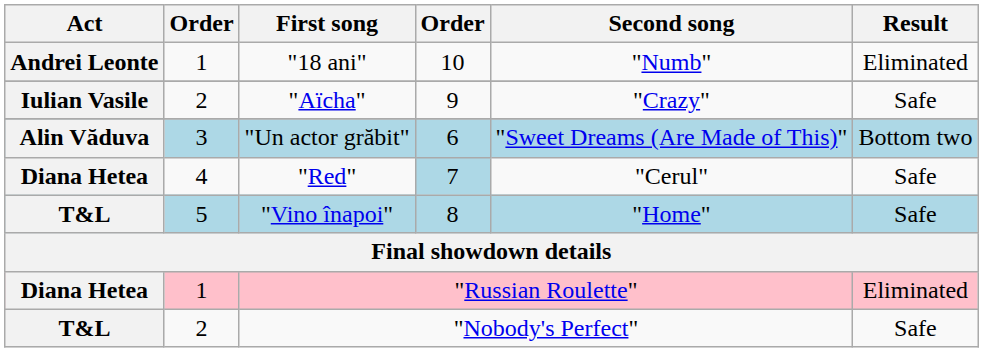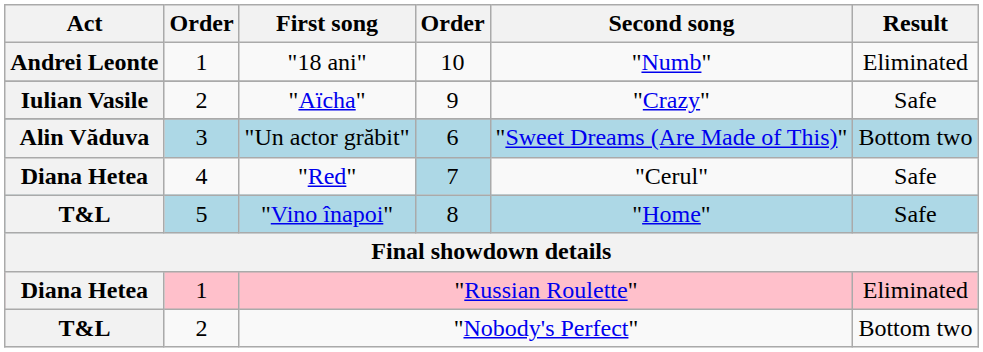(915, 328) Safe -> (915, 328) Bottom two
